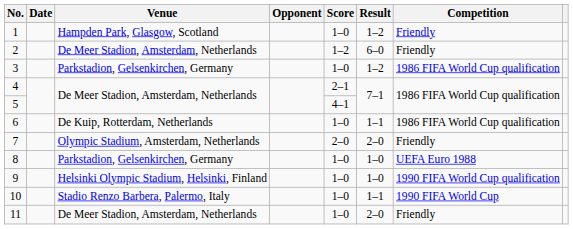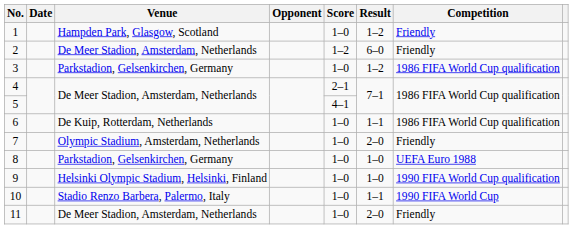(340, 141) 2–0 -> (340, 141) 1–0
